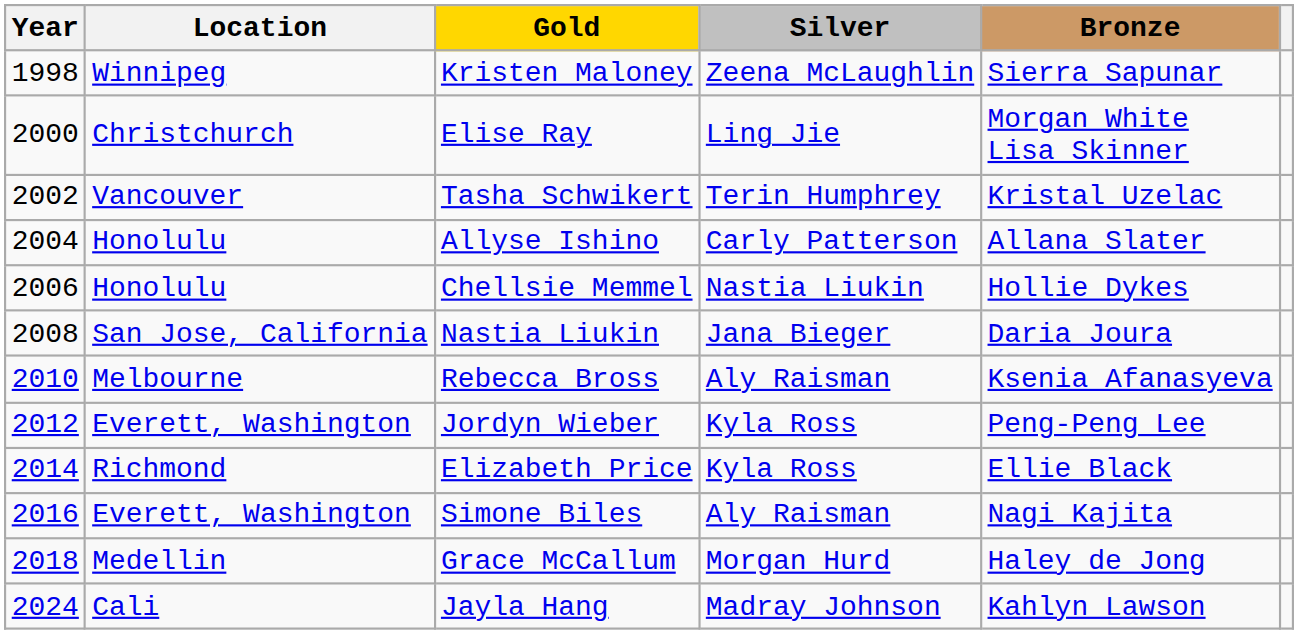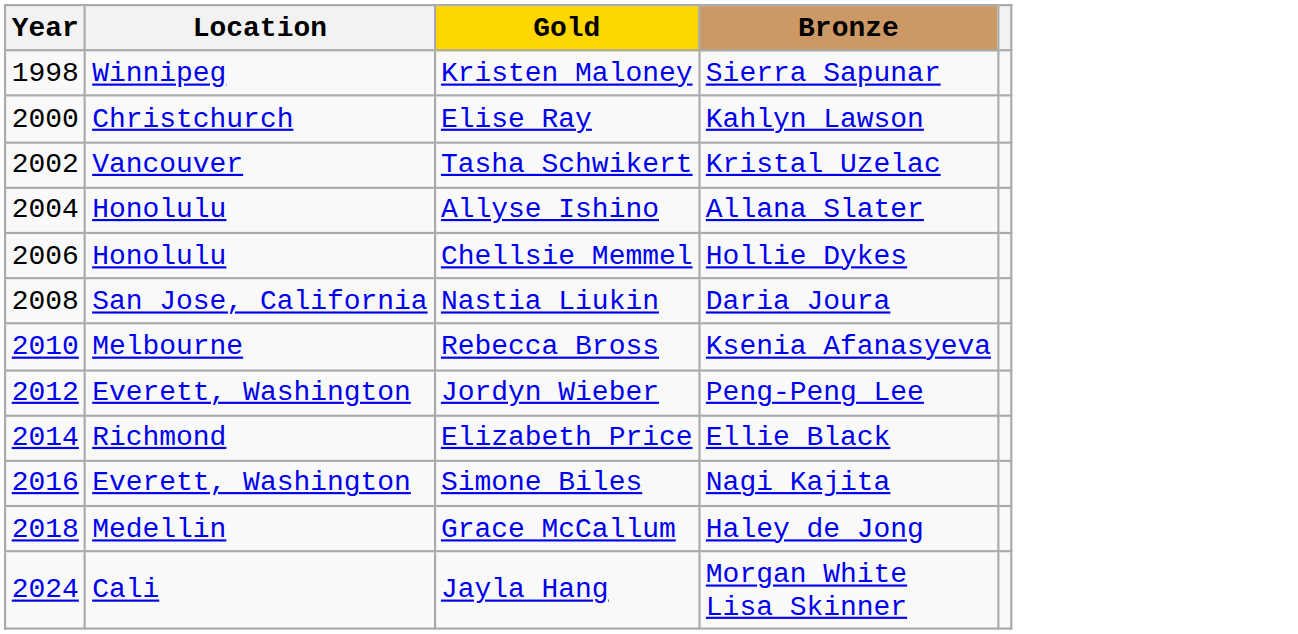- column: (840, 28)
(1088, 135) Morgan White Lisa Skinner -> (815, 119) Kahlyn Lawson
(1097, 607) Kahlyn Lawson -> (806, 591) Morgan White Lisa Skinner
